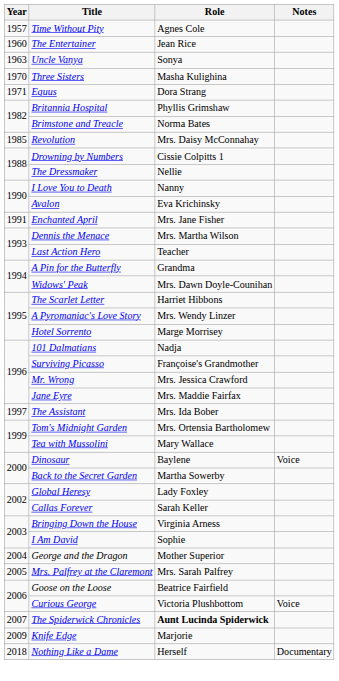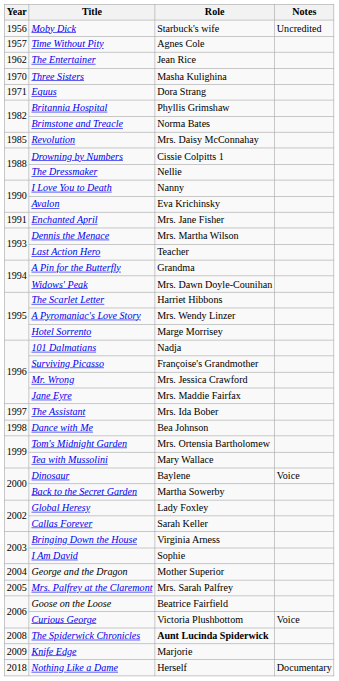+ row: (54, 28)
(17, 44) 1960 -> (17, 60) 1962
- row: (57, 60)
+ row: (62, 428)
(17, 619) 2007 -> (17, 635) 2008
